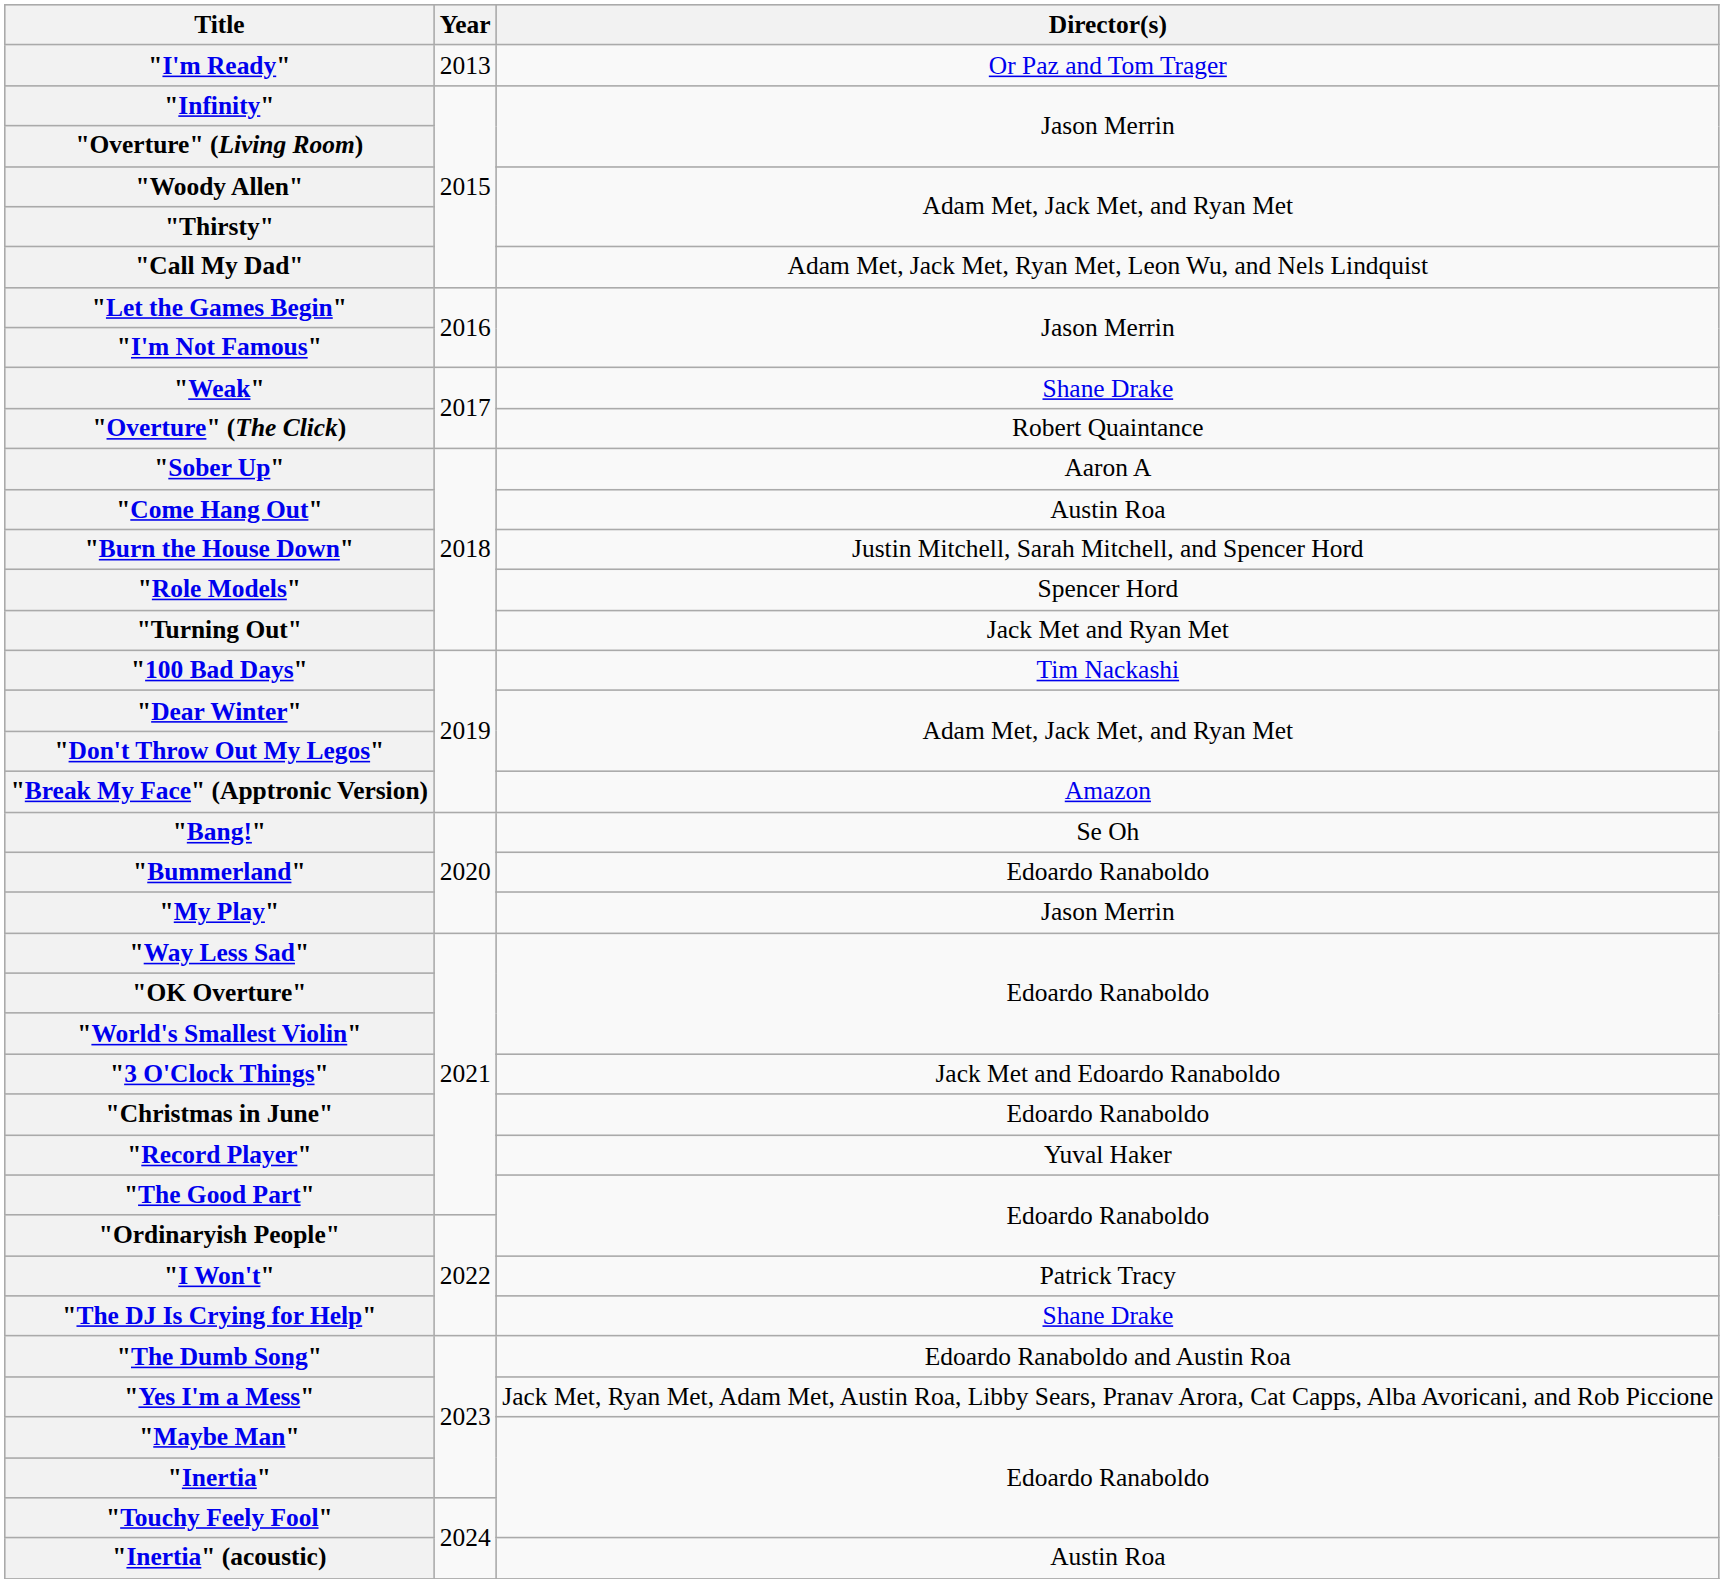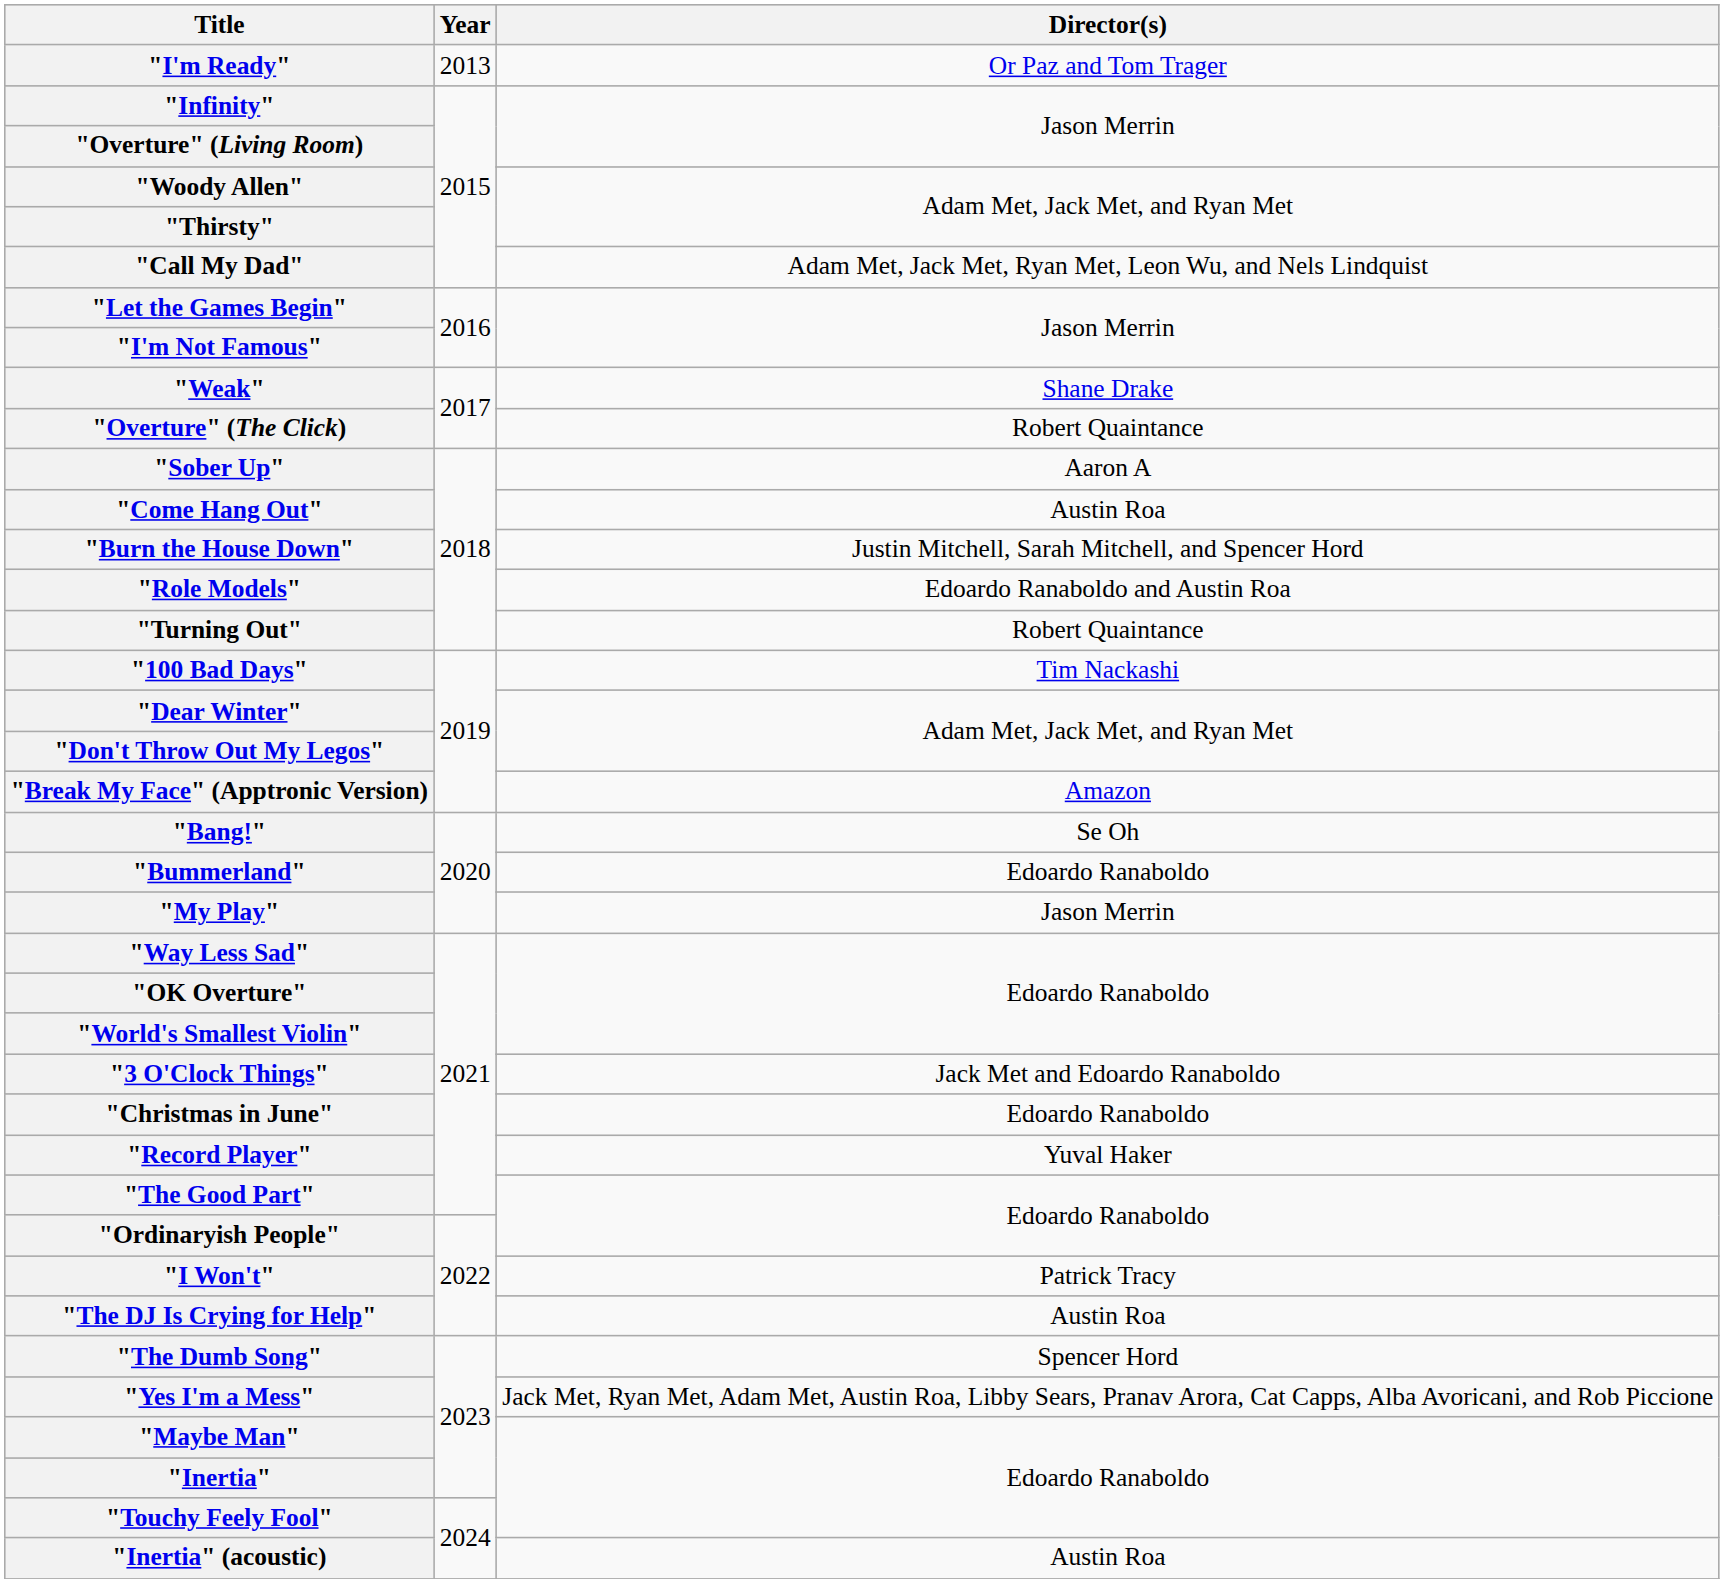(1108, 589) Spencer Hord -> (1108, 589) Edoardo Ranaboldo and Austin Roa
(1108, 629) Jack Met and Ryan Met -> (1108, 629) Robert Quaintance
(1108, 1315) Shane Drake -> (1108, 1315) Austin Roa
(1108, 1356) Edoardo Ranaboldo and Austin Roa -> (1108, 1356) Spencer Hord
